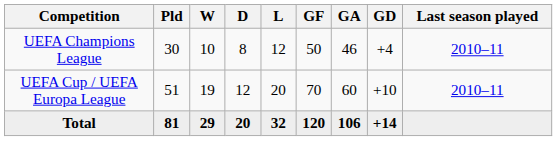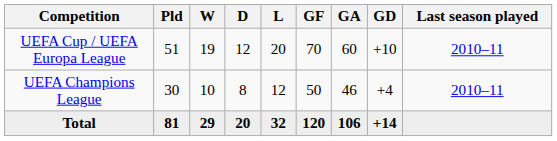rows swapped: (79, 49) <-> (79, 90)
